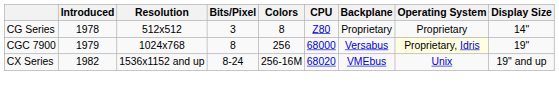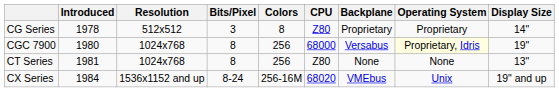(88, 45) 1979 -> (88, 45) 1980
+ row: (30, 62)
(88, 62) 1982 -> (88, 78) 1984
